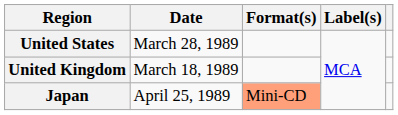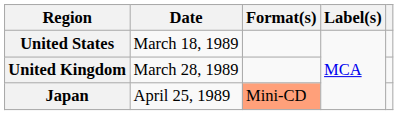(186, 43) March 28, 1989 -> (186, 43) March 18, 1989
(186, 69) March 18, 1989 -> (186, 69) March 28, 1989
